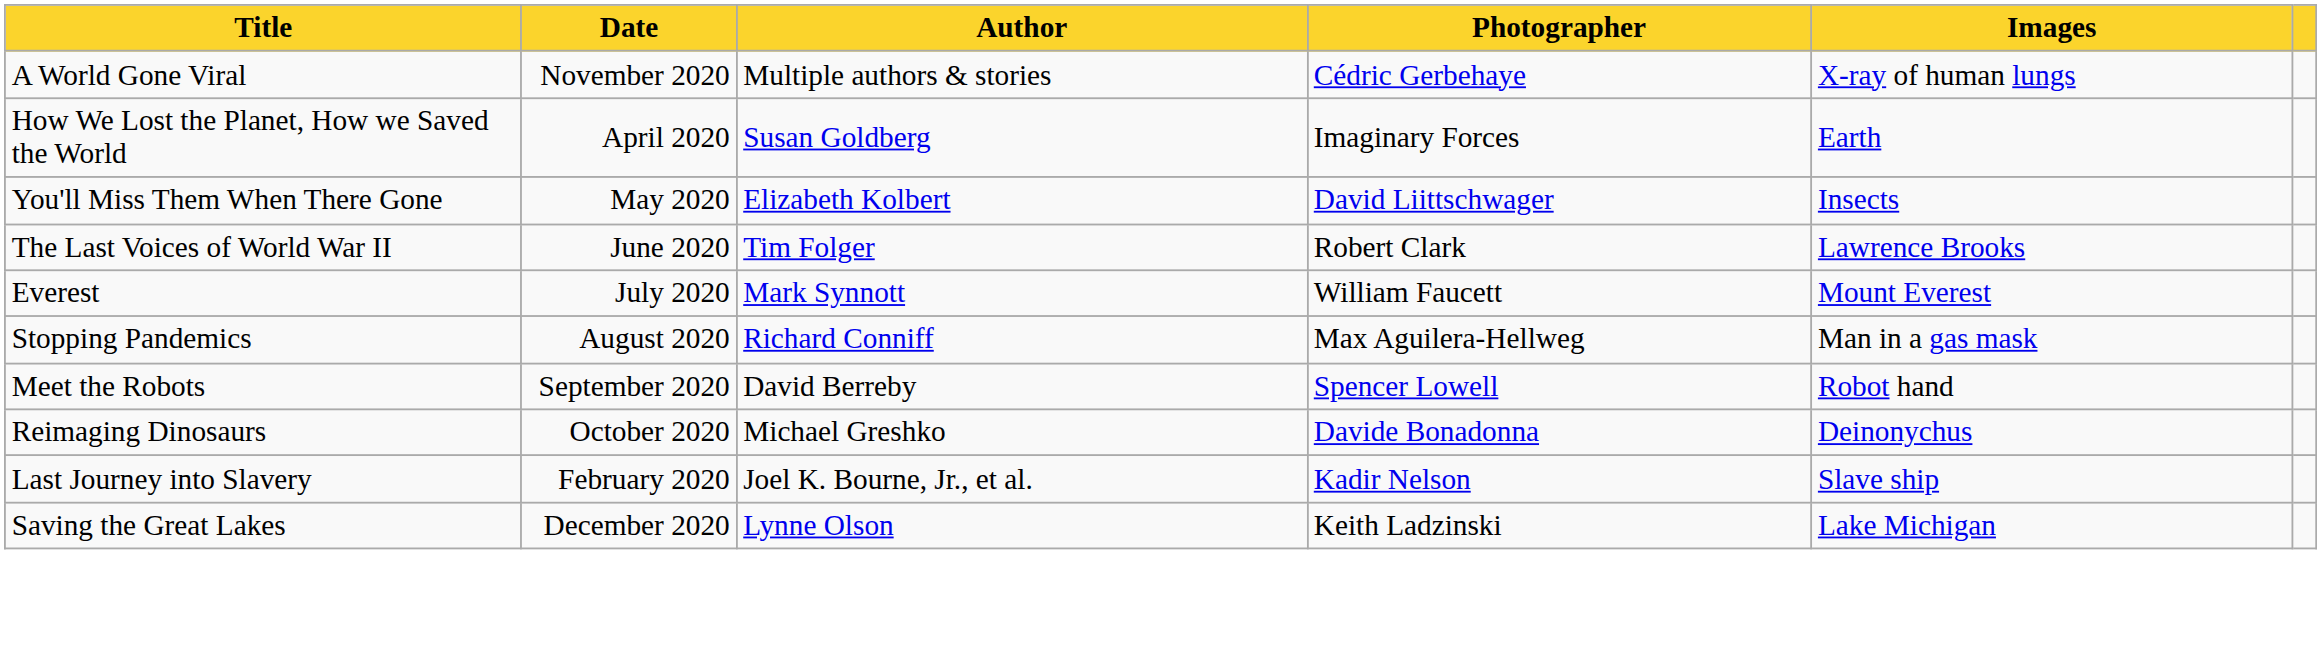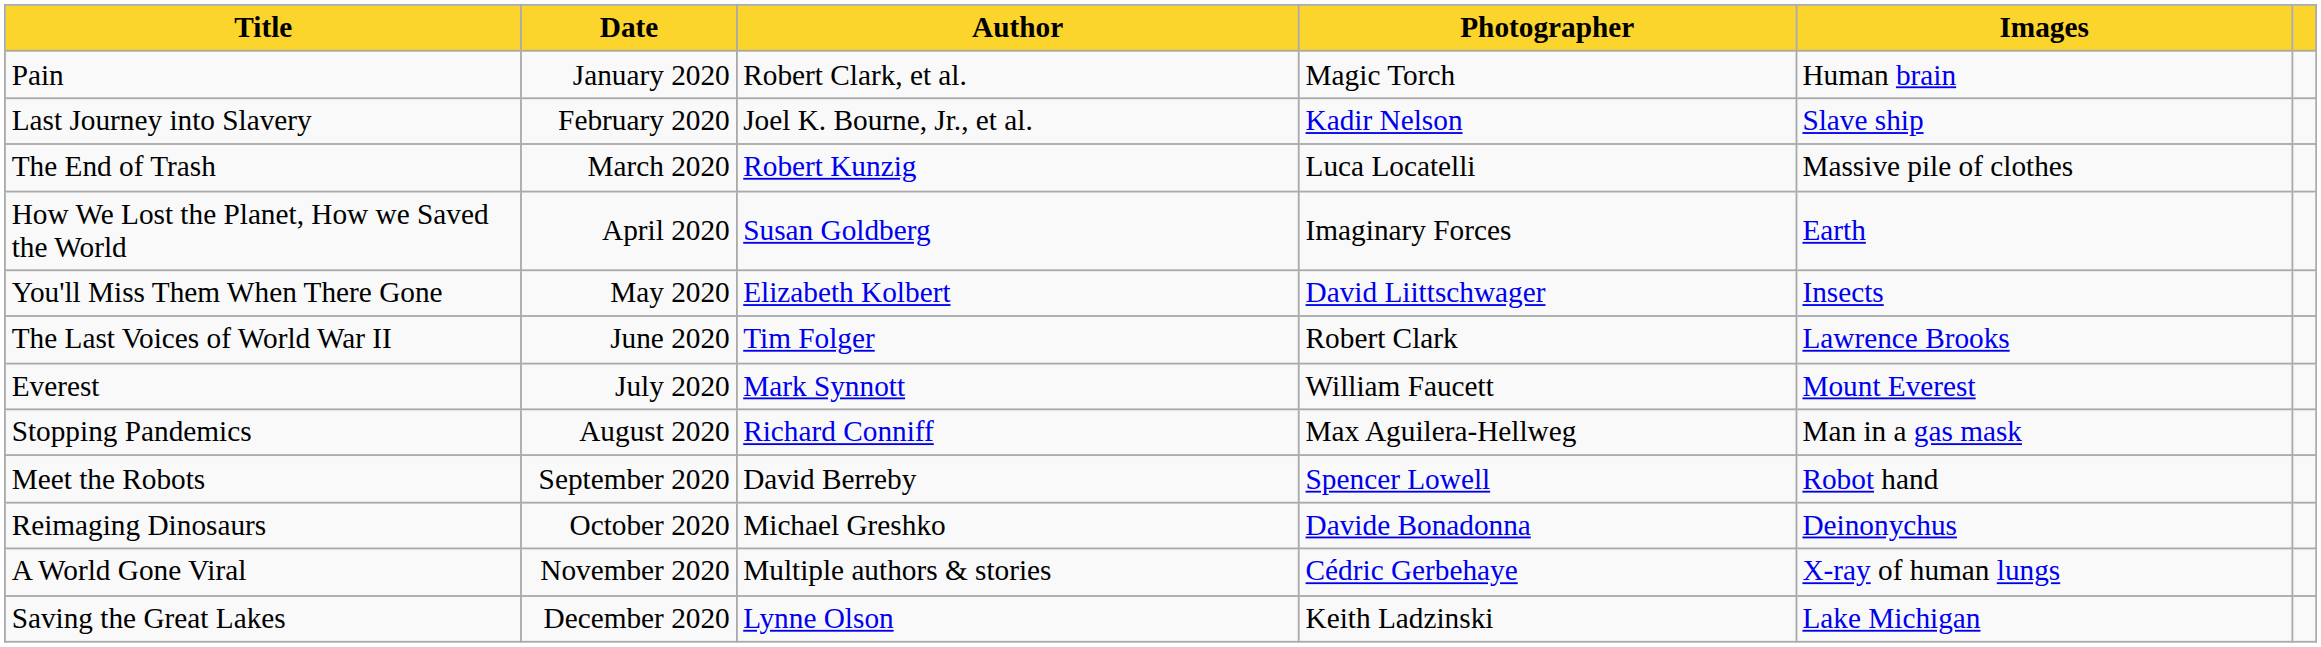+ row: (38, 74)
rows swapped: (162, 478) <-> (129, 74)
+ row: (114, 167)
